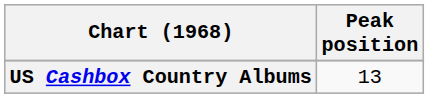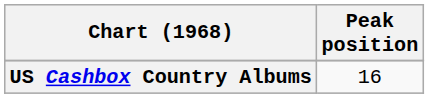(370, 77) 13 -> (370, 77) 16
